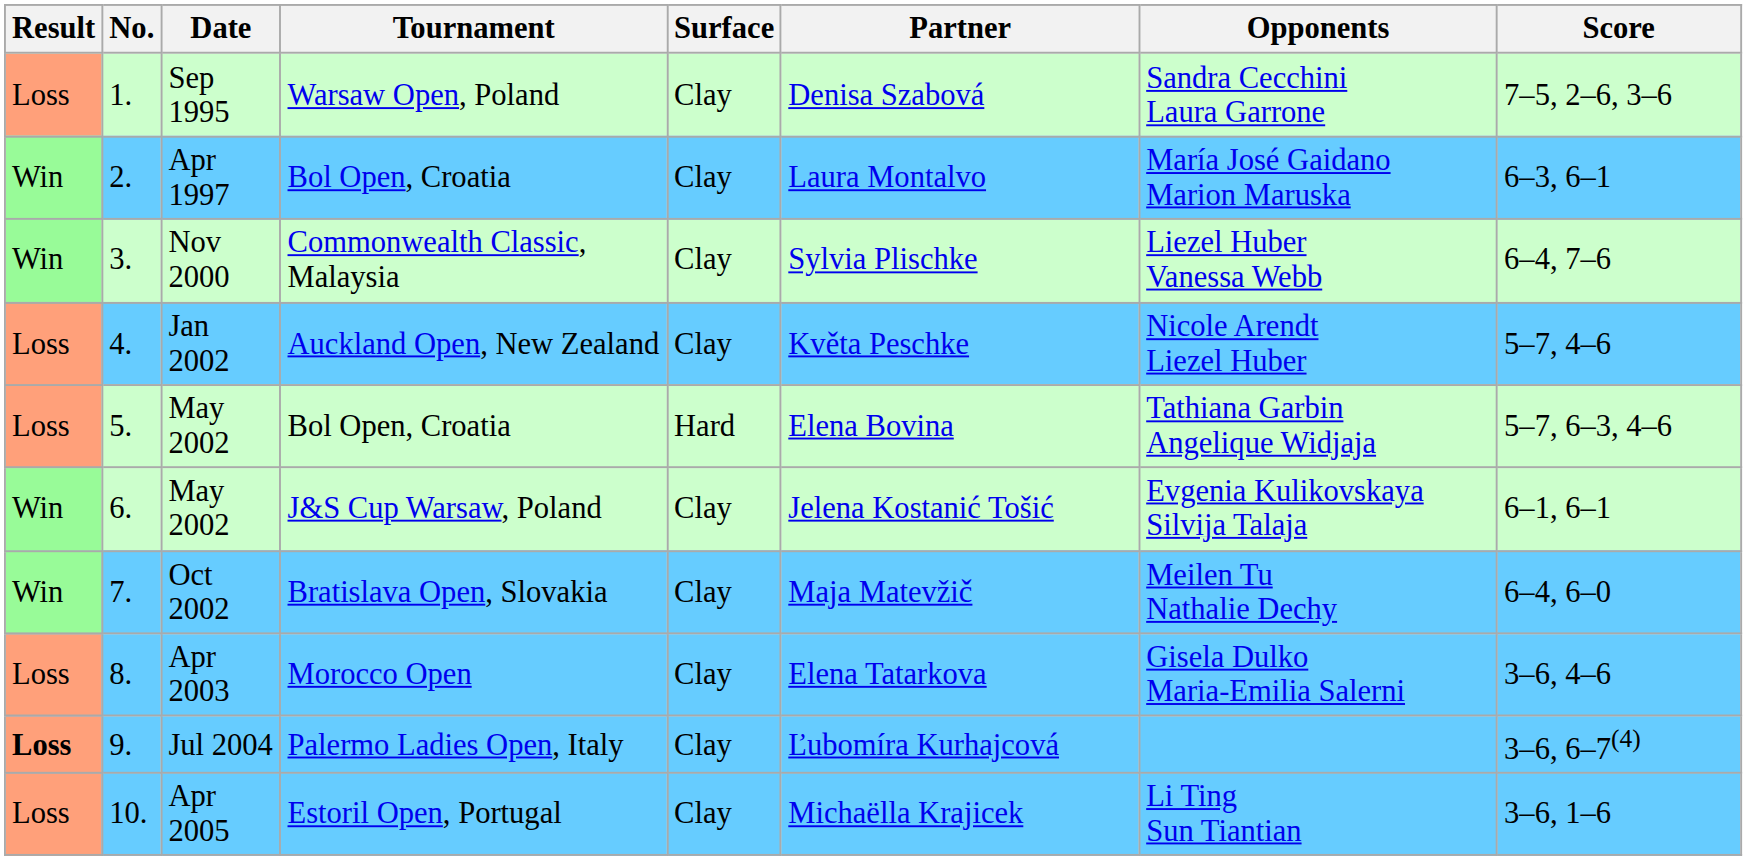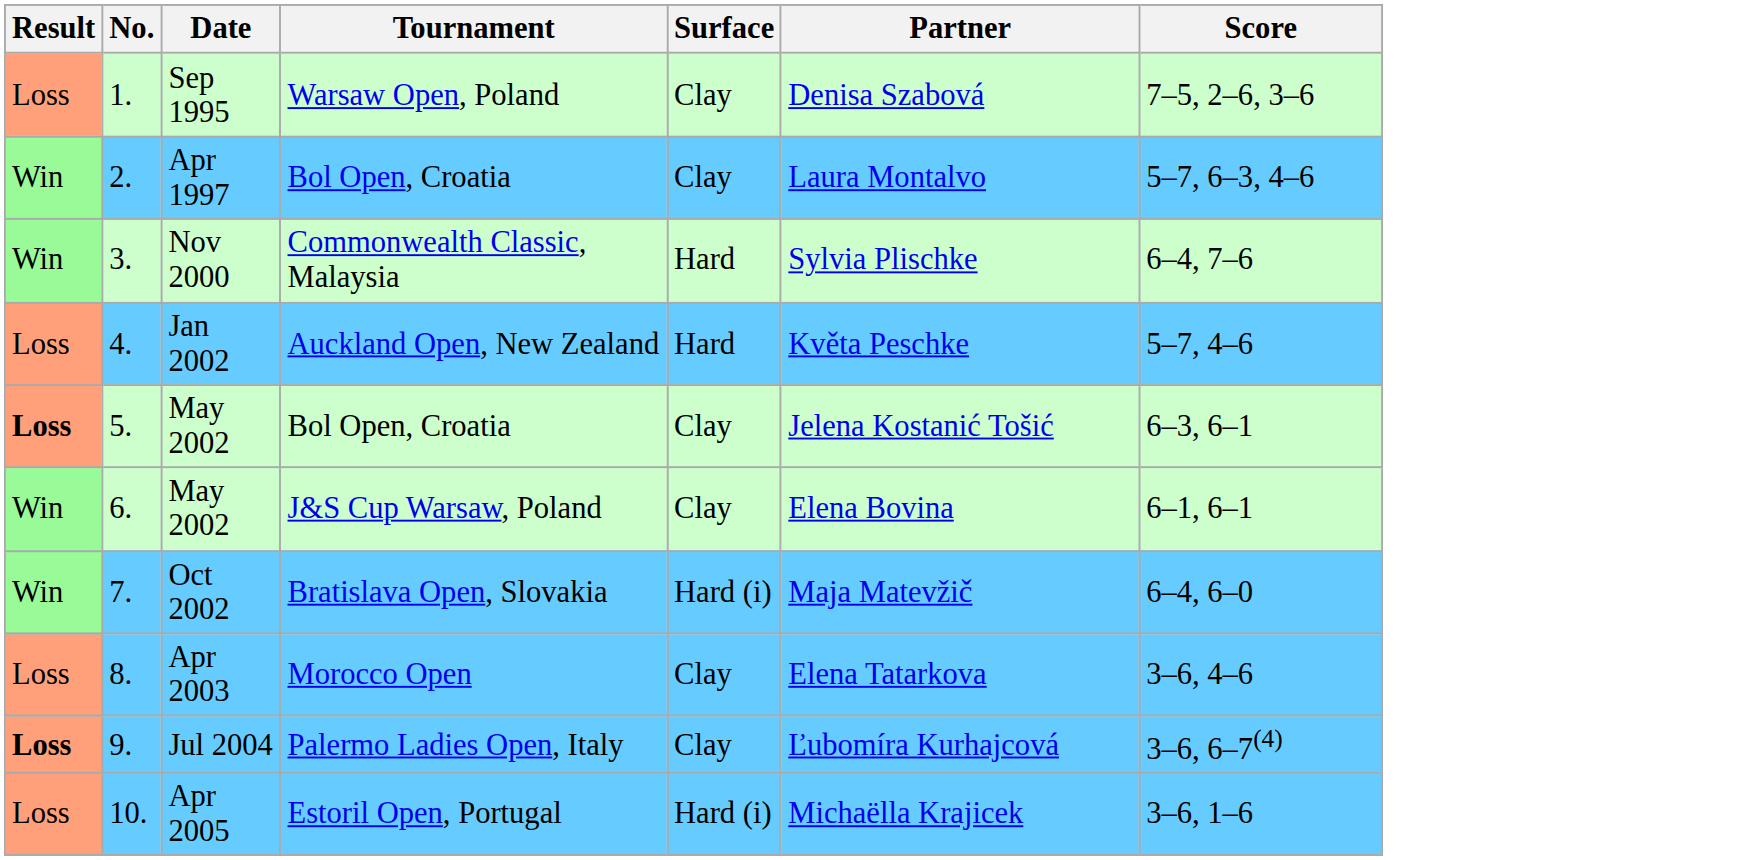- column: (1318, 28)
(1558, 177) 6–3, 6–1 -> (1230, 177) 5–7, 6–3, 4–6
(703, 260) Clay -> (705, 260) Hard
(703, 342) Clay -> (705, 342) Hard
(41, 425) normal -> (42, 425) bold
(705, 425) Hard -> (703, 425) Clay
(871, 425) Elena Bovina -> (921, 425) Jelena Kostanić Tošić
(1588, 425) 5–7, 6–3, 4–6 -> (1200, 425) 6–3, 6–1
(921, 508) Jelena Kostanić Tošić -> (871, 508) Elena Bovina
(703, 591) Clay -> (723, 591) Hard (i)
(703, 813) Clay -> (723, 813) Hard (i)
